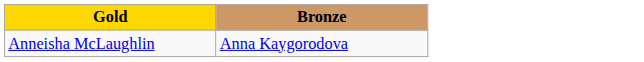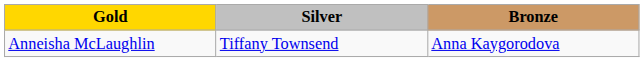+ column: (322, 17)
